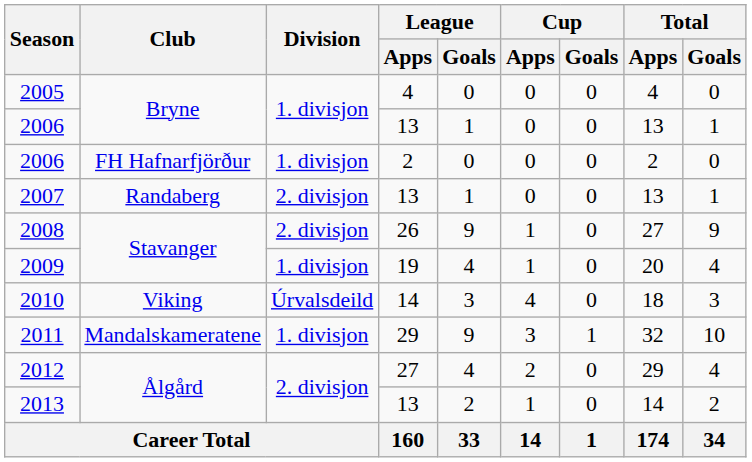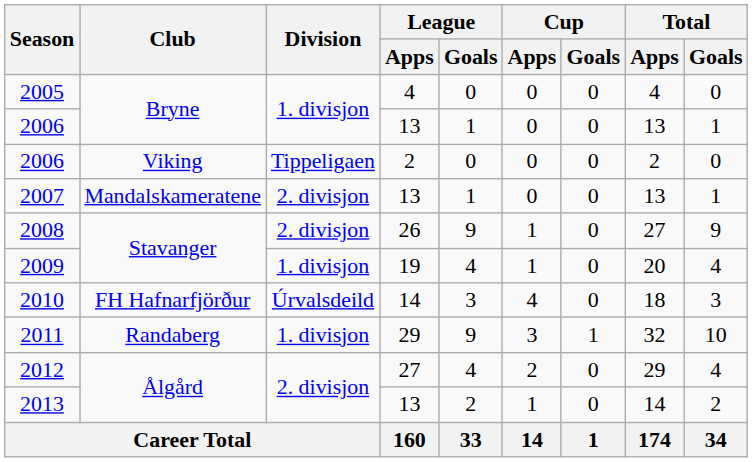(173, 160) FH Hafnarfjörður -> (173, 160) Viking
(322, 160) 1. divisjon -> (323, 160) Tippeligaen
(173, 195) Randaberg -> (173, 195) Mandalskameratene
(173, 299) Viking -> (173, 299) FH Hafnarfjörður
(173, 334) Mandalskameratene -> (173, 334) Randaberg
